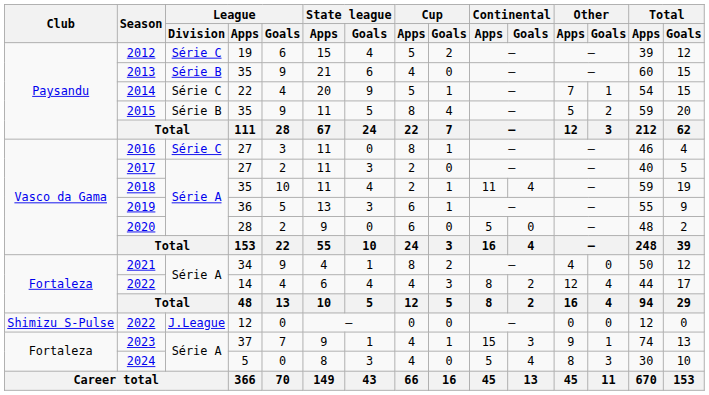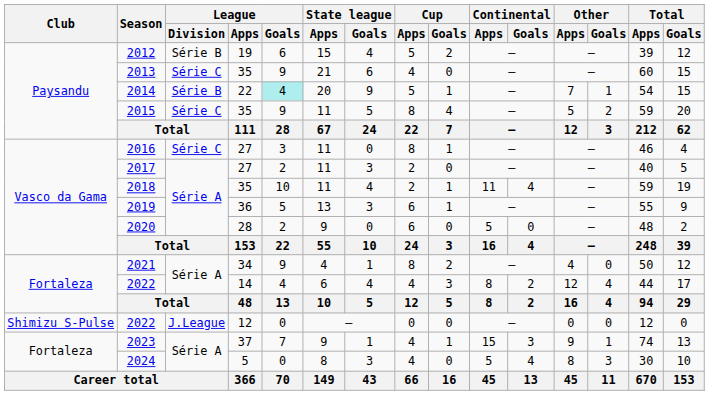(197, 53) Série C -> (197, 53) Série B
(197, 72) Série B -> (197, 72) Série C
(197, 91) Série C -> (197, 91) Série B
(283, 91) no background -> (283, 91) paleturquoise background
(197, 110) Série B -> (197, 110) Série C
